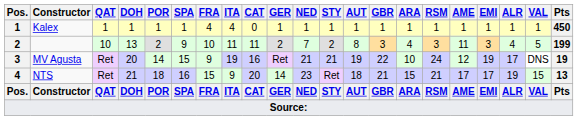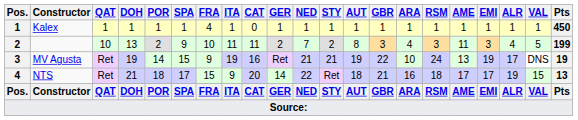(232, 28) 4 -> (232, 28) 1
(132, 59) 20 -> (132, 59) 19
(463, 59) 12 -> (463, 59) 13
(184, 75) 16 -> (184, 75) 17
(306, 75) 23 -> (306, 75) 22
(409, 75) 15 -> (409, 75) 16
(436, 75) 21 -> (436, 75) 18
